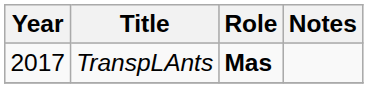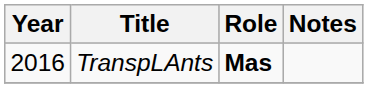(38, 62) 2017 -> (38, 62) 2016
